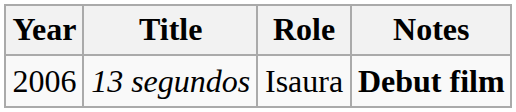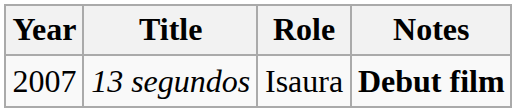(44, 80) 2006 -> (44, 80) 2007
